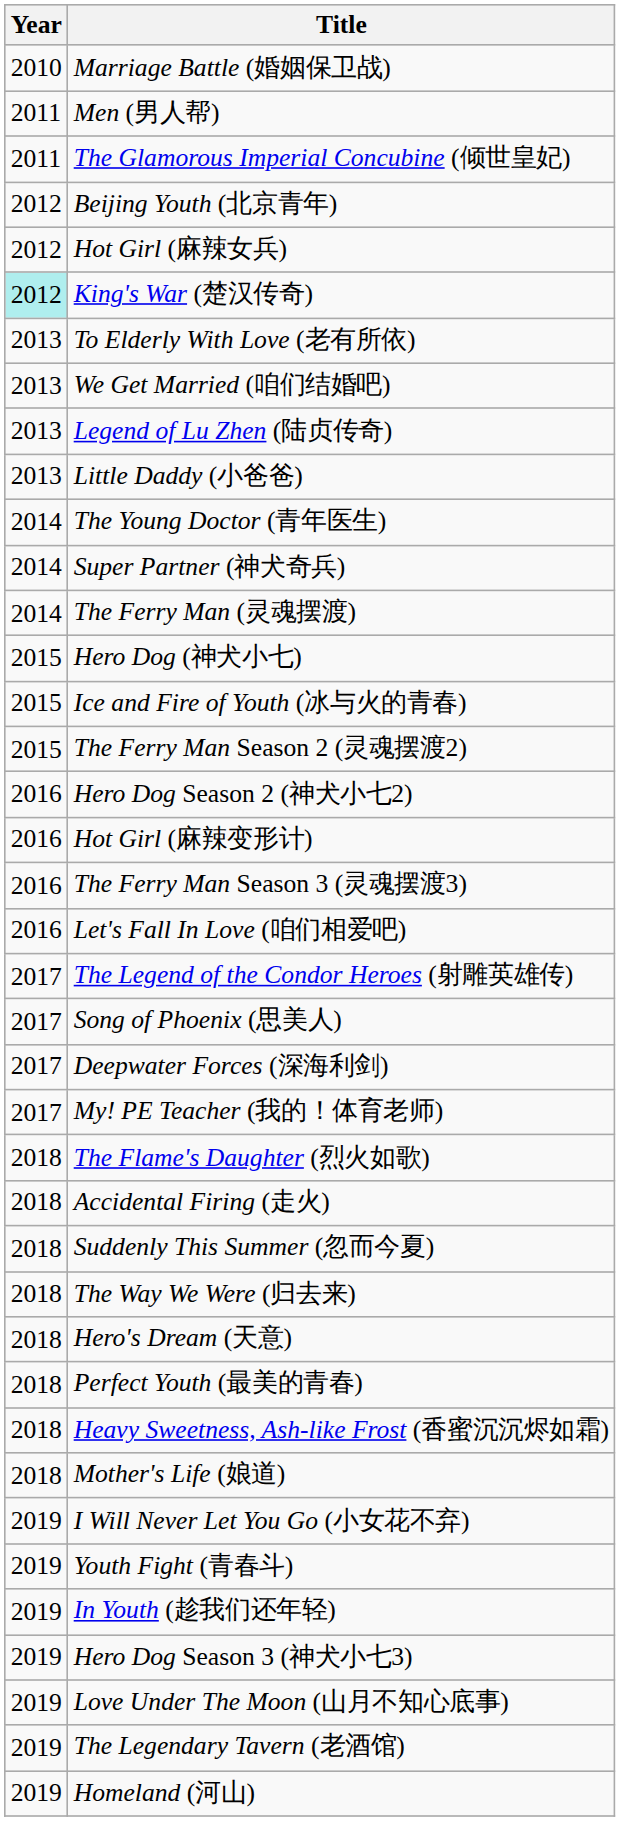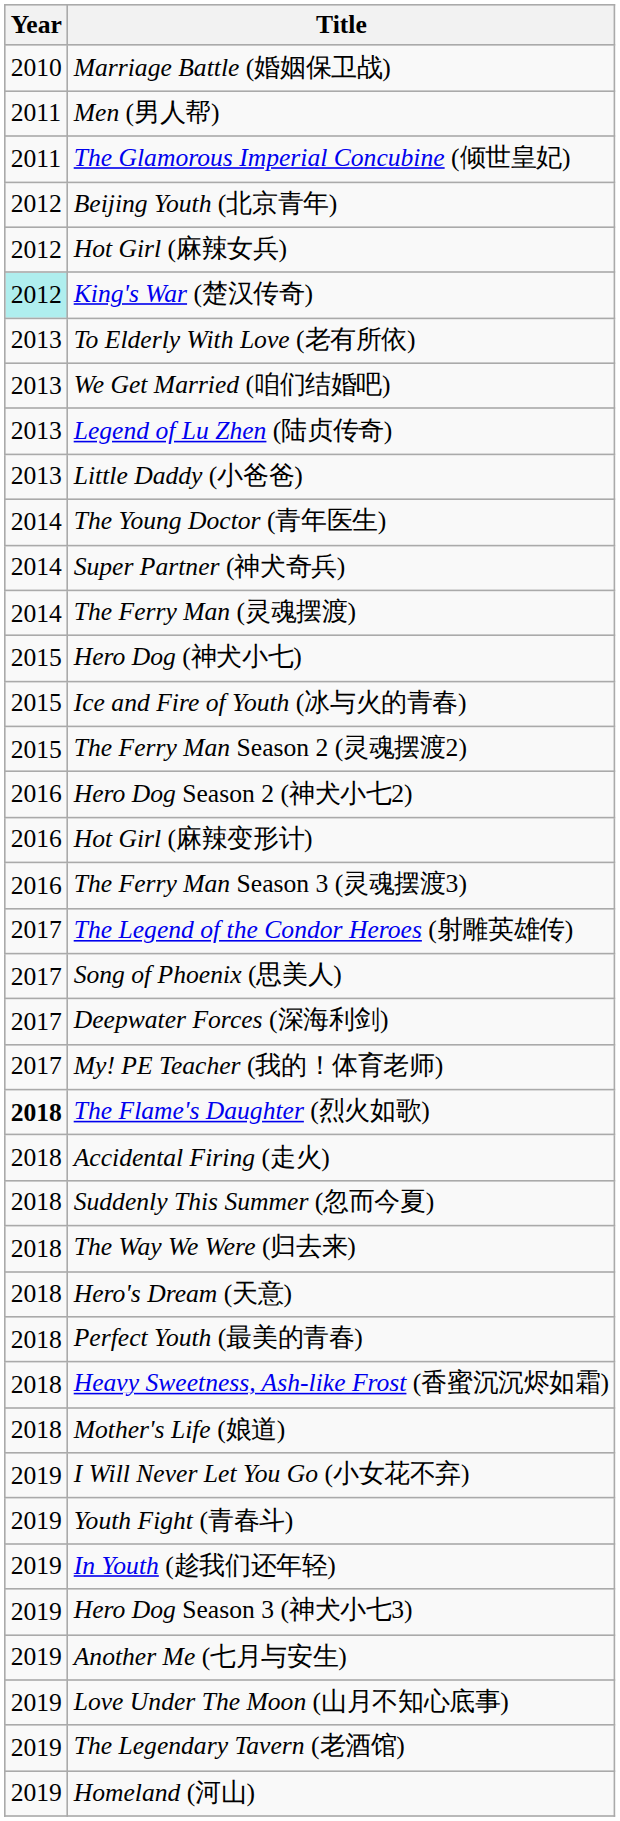- row: (240, 929)
(36, 1157) normal -> (36, 1112) bold
+ row: (210, 1656)
